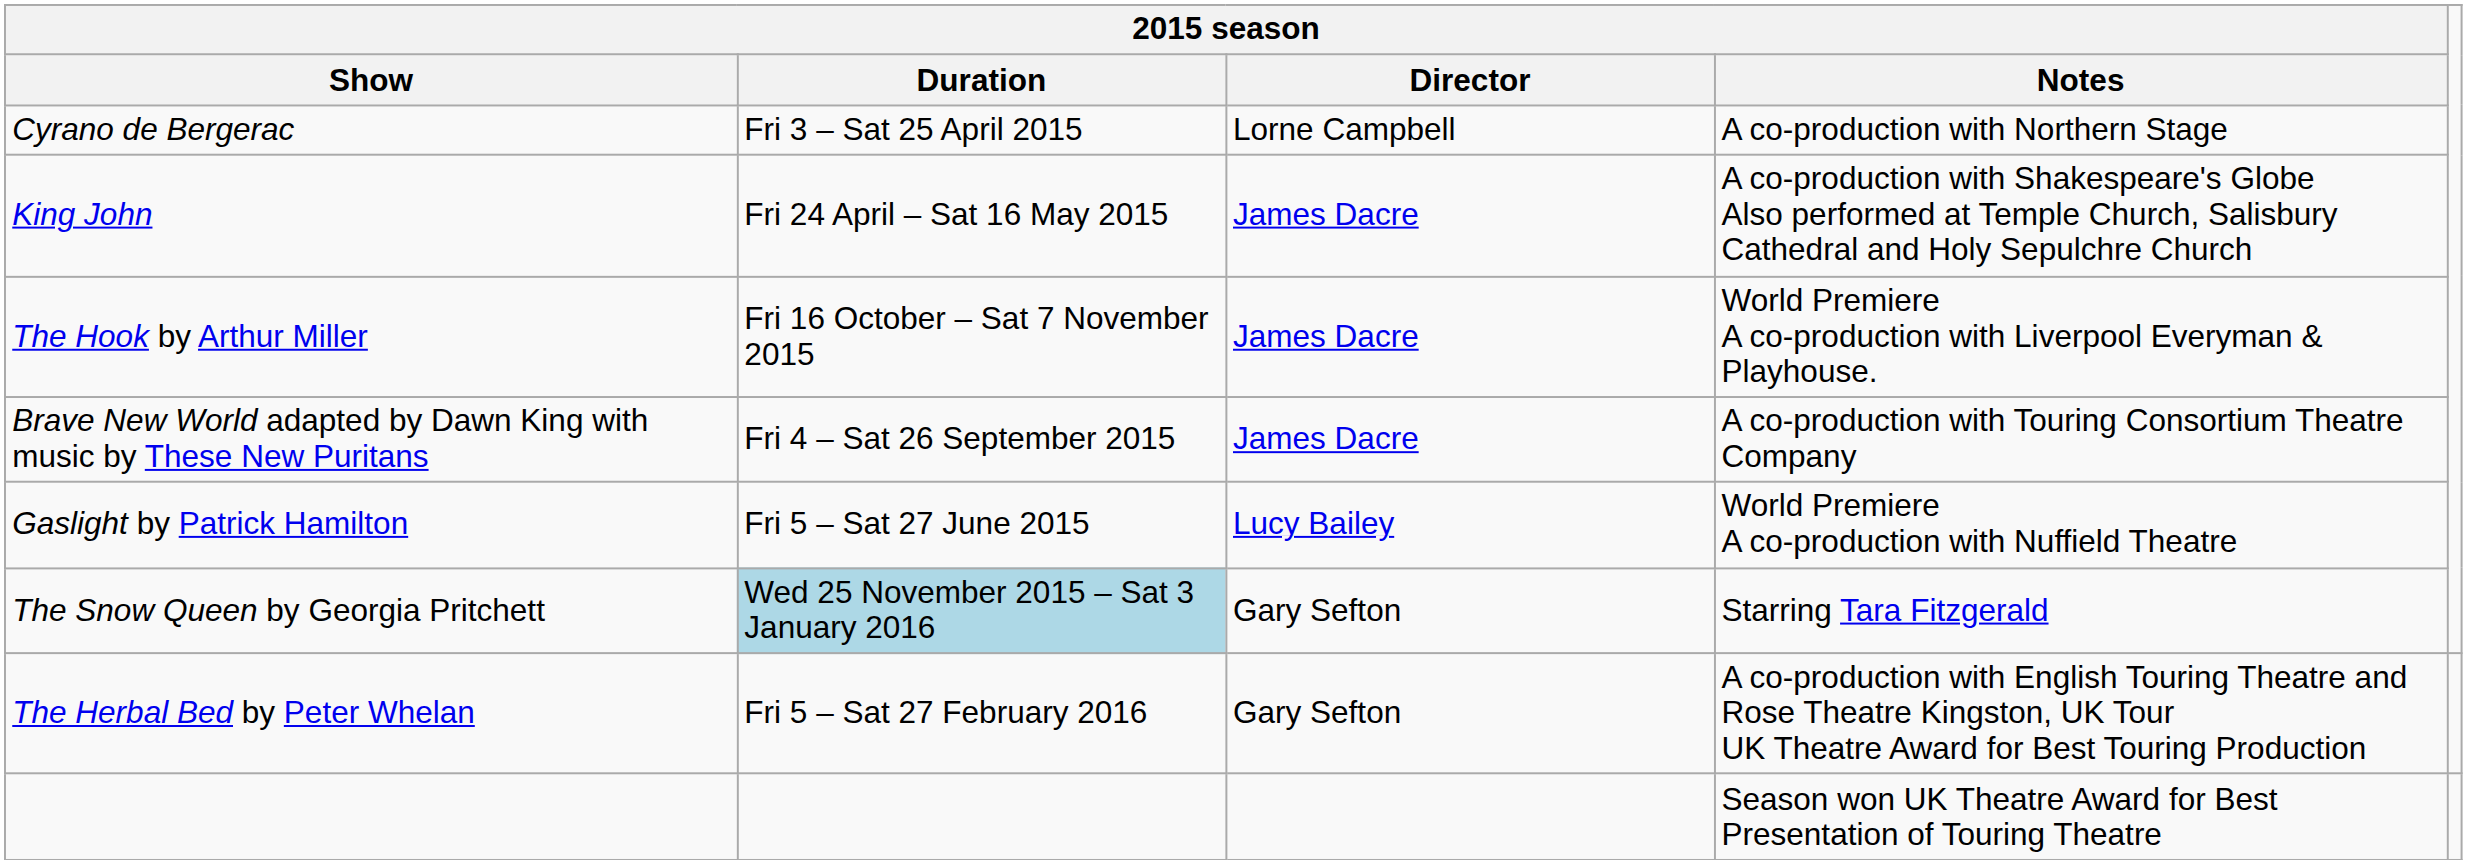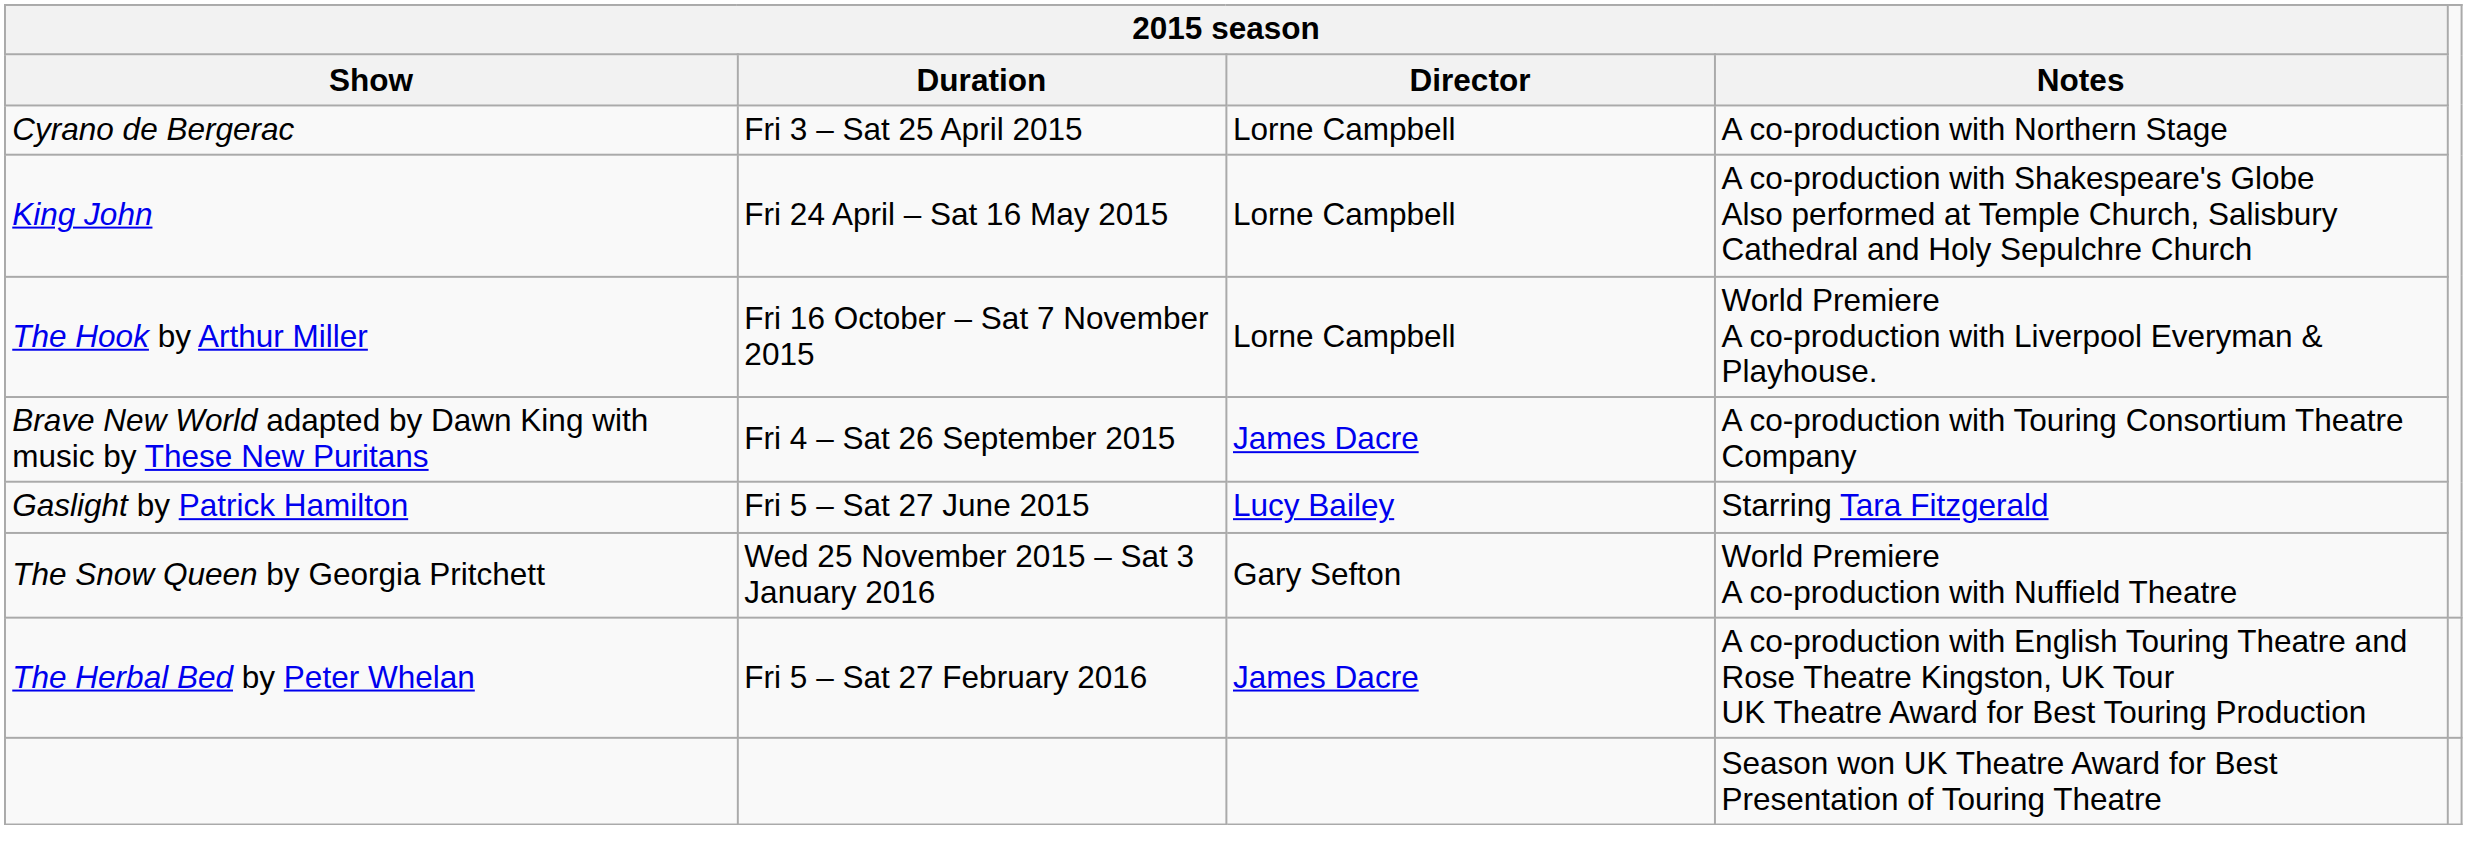(1326, 214) James Dacre -> (1344, 214) Lorne Campbell
(1326, 335) James Dacre -> (1344, 335) Lorne Campbell
(1979, 524) World Premiere A co-production with Nuffield Theatre -> (1885, 506) Starring Tara Fitzgerald
(969, 609) lightblue background -> (969, 574) no background
(1885, 609) Starring Tara Fitzgerald -> (1979, 574) World Premiere A co-production with Nuffield Theatre
(1317, 713) Gary Sefton -> (1326, 677) James Dacre
